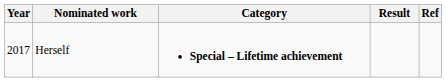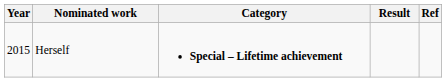(19, 49) 2017 -> (19, 49) 2015
